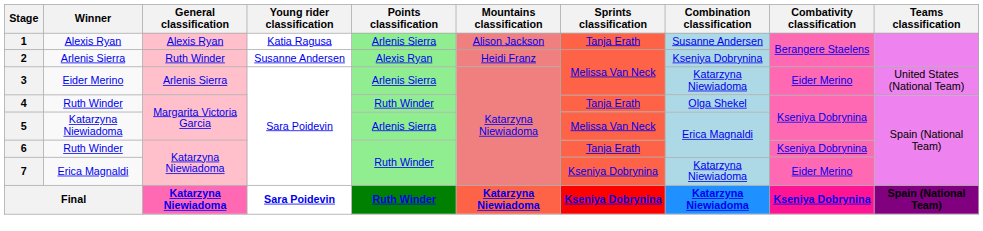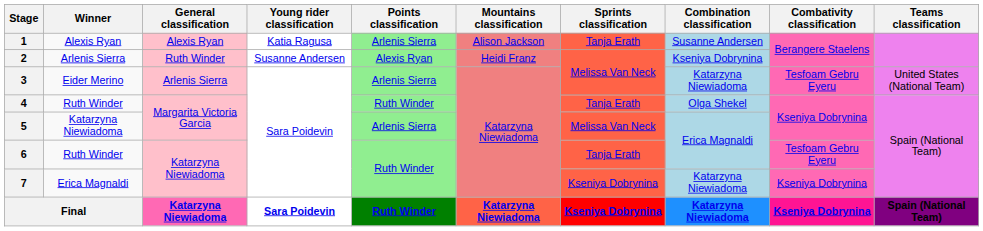(822, 80) Eider Merino -> (822, 80) Tesfoam Gebru Eyeru
(822, 148) Kseniya Dobrynina -> (822, 154) Tesfoam Gebru Eyeru
(822, 171) Eider Merino -> (822, 183) Kseniya Dobrynina
